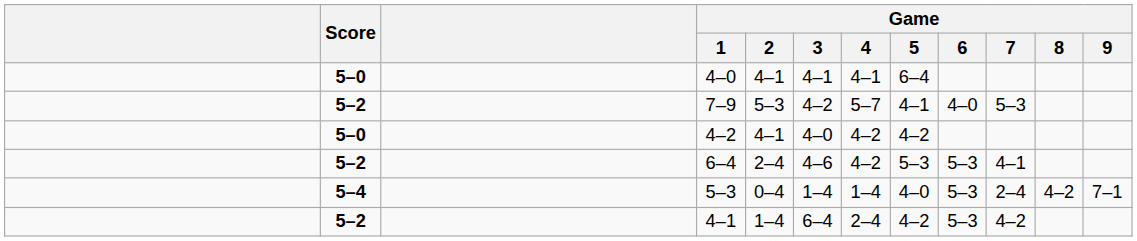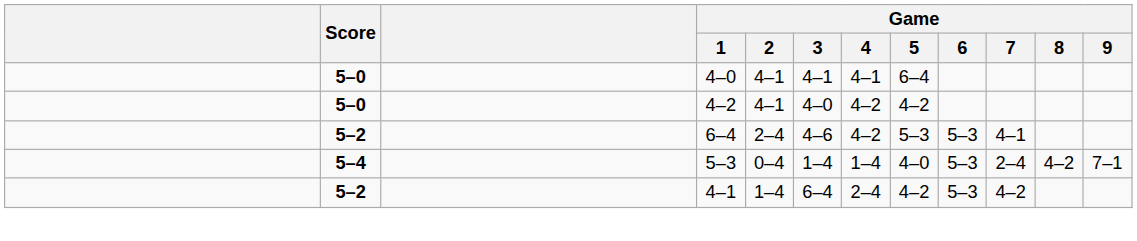- row: (721, 105)
